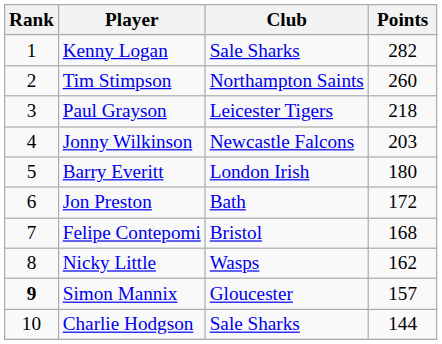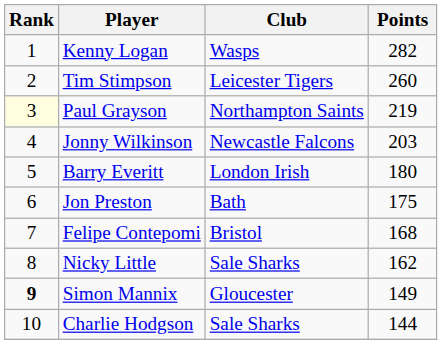(255, 50) Sale Sharks -> (235, 50) Wasps
(287, 80) Northampton Saints -> (271, 80) Leicester Tigers
(31, 111) no background -> (31, 111) lightyellow background
(271, 111) Leicester Tigers -> (287, 111) Northampton Saints
(403, 111) 218 -> (403, 111) 219
(403, 202) 172 -> (403, 202) 175
(235, 263) Wasps -> (255, 263) Sale Sharks
(403, 293) 157 -> (403, 293) 149
